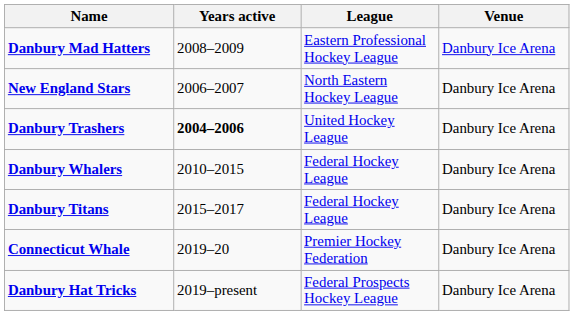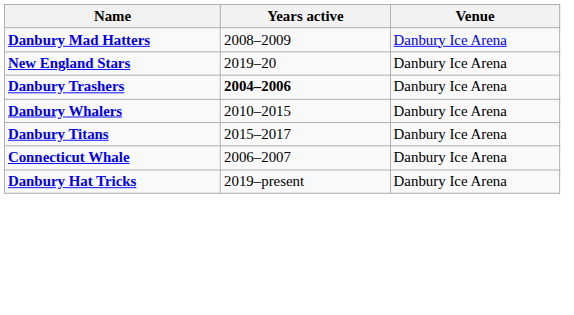- column: (370, 16)
(210, 88) 2006–2007 -> (250, 63) 2019–20
(203, 249) 2019–20 -> (257, 157) 2006–2007
